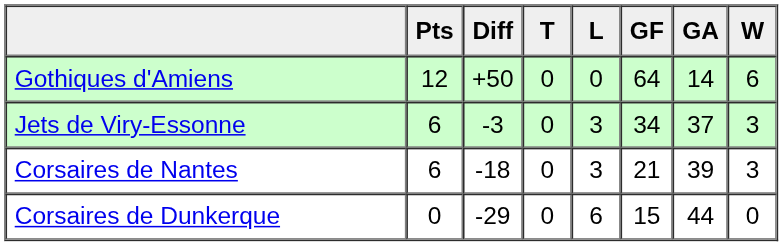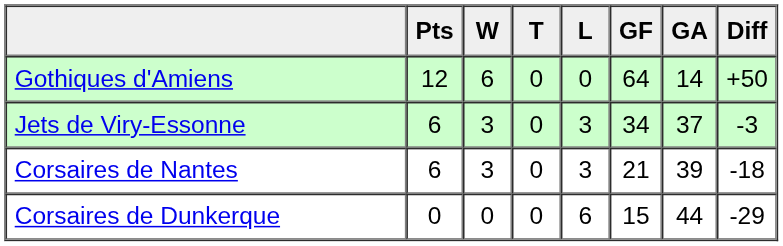columns swapped: (753, 30) <-> (493, 30)
